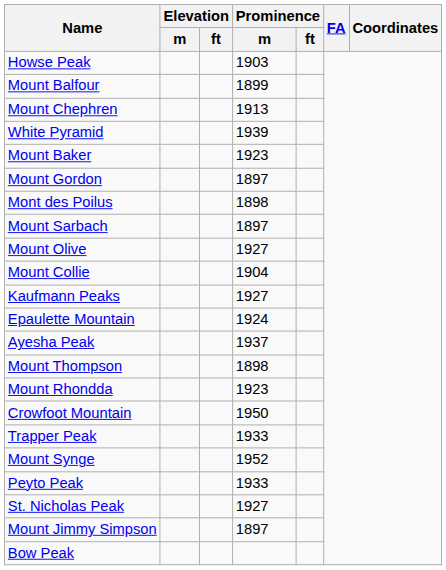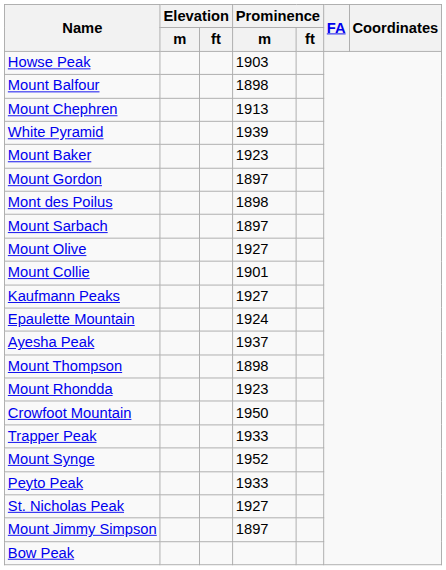(252, 86) 1899 -> (252, 86) 1898
(252, 272) 1904 -> (252, 272) 1901
